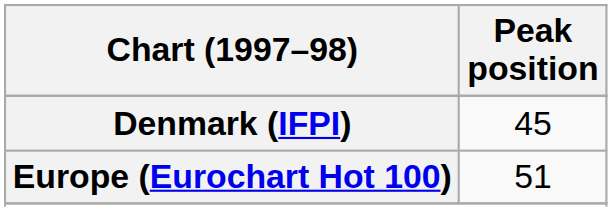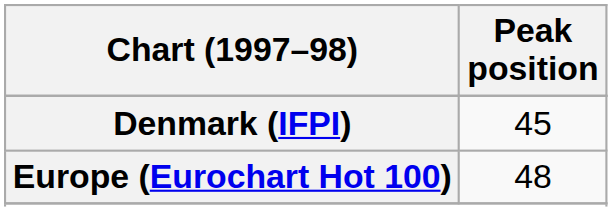(533, 176) 51 -> (533, 176) 48
